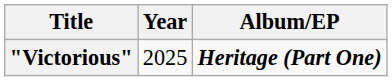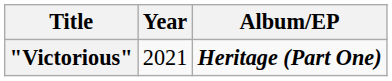(165, 57) 2025 -> (165, 57) 2021
